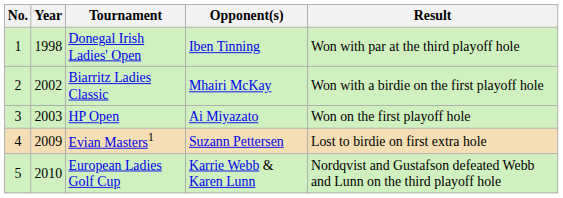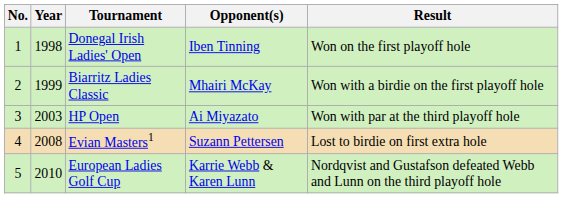(415, 47) Won with par at the third playoff hole -> (391, 47) Won on the first playoff hole
(48, 86) 2002 -> (48, 86) 1999
(391, 117) Won on the first playoff hole -> (415, 117) Won with par at the third playoff hole
(48, 141) 2009 -> (48, 141) 2008
